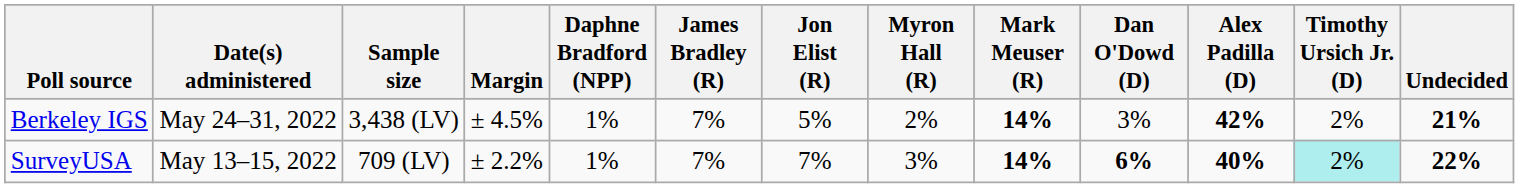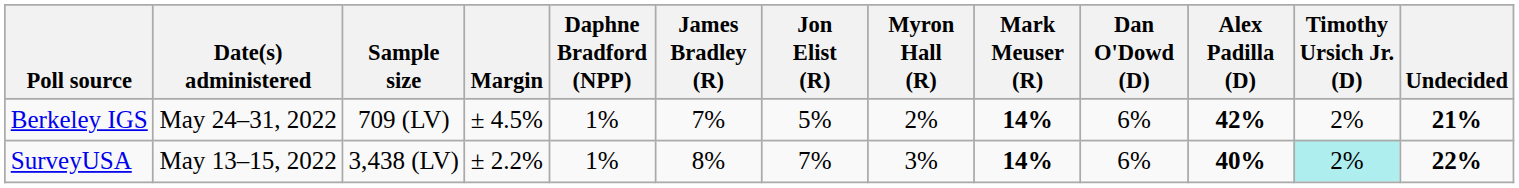(404, 119) 3,438 (LV) -> (404, 119) 709 (LV)
(1134, 119) 3% -> (1134, 119) 6%
(404, 161) 709 (LV) -> (404, 161) 3,438 (LV)
(708, 161) 7% -> (708, 161) 8%
(1134, 161) bold -> (1134, 161) normal
